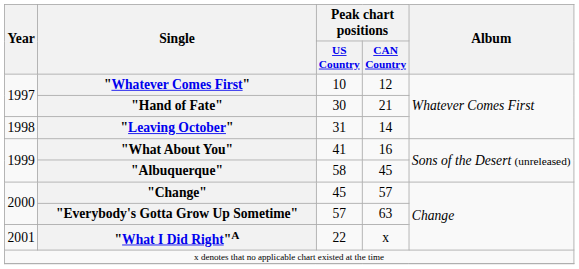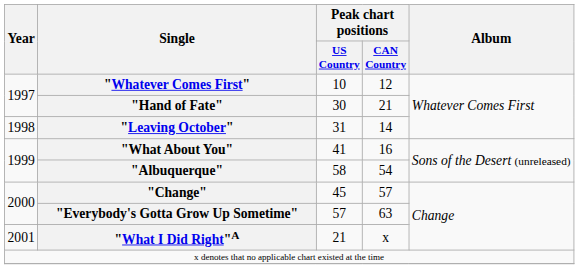(386, 170) 45 -> (386, 170) 54
(339, 237) 22 -> (339, 237) 21
